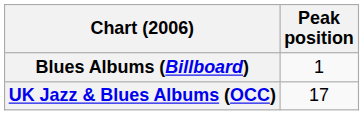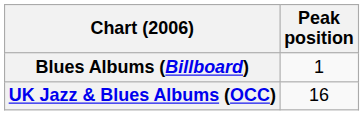(319, 95) 17 -> (319, 95) 16
